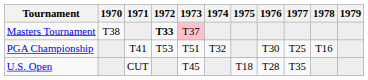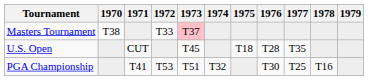(164, 31) bold -> (164, 31) normal
rows swapped: (29, 66) <-> (50, 49)
